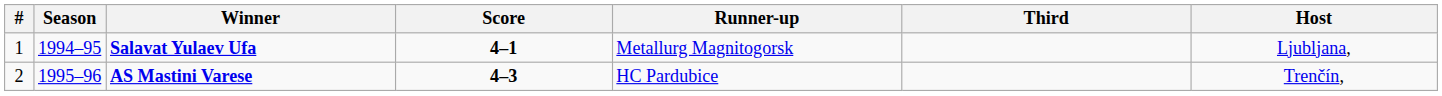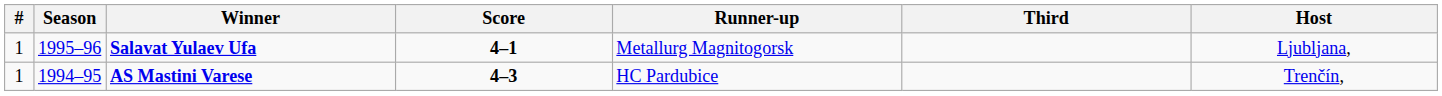(70, 47) 1994–95 -> (70, 47) 1995–96
(19, 76) 2 -> (19, 76) 1
(70, 76) 1995–96 -> (70, 76) 1994–95
